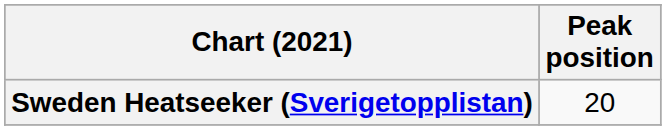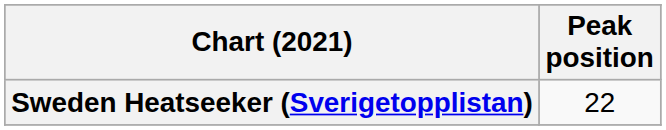(600, 102) 20 -> (600, 102) 22
